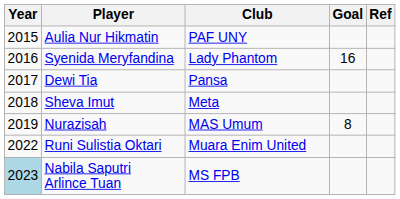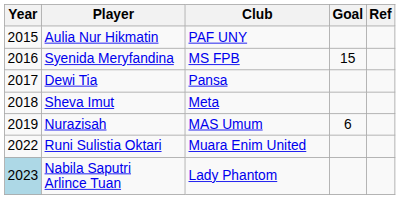(233, 59) Lady Phantom -> (214, 59) MS FPB
(348, 59) 16 -> (348, 59) 15
(348, 124) 8 -> (348, 124) 6
(214, 175) MS FPB -> (233, 175) Lady Phantom
